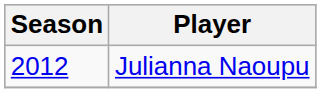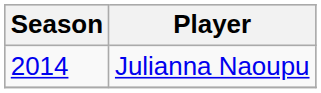(40, 66) 2012 -> (40, 66) 2014
